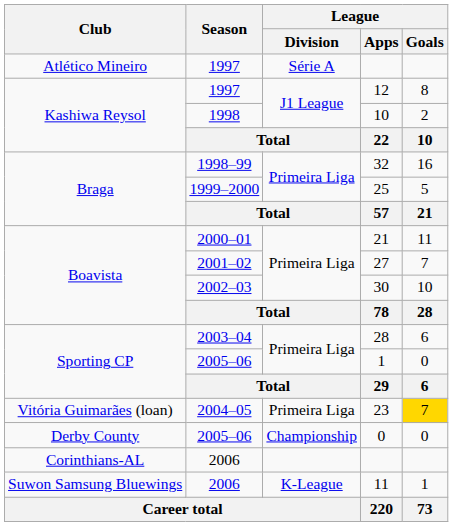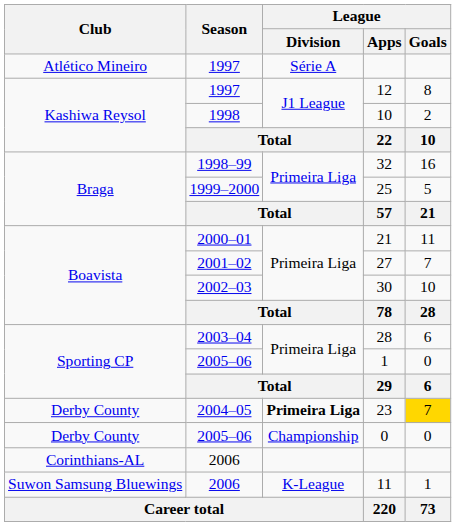(95, 410) Vitória Guimarães (loan) -> (95, 410) Derby County
(312, 410) normal -> (313, 410) bold
